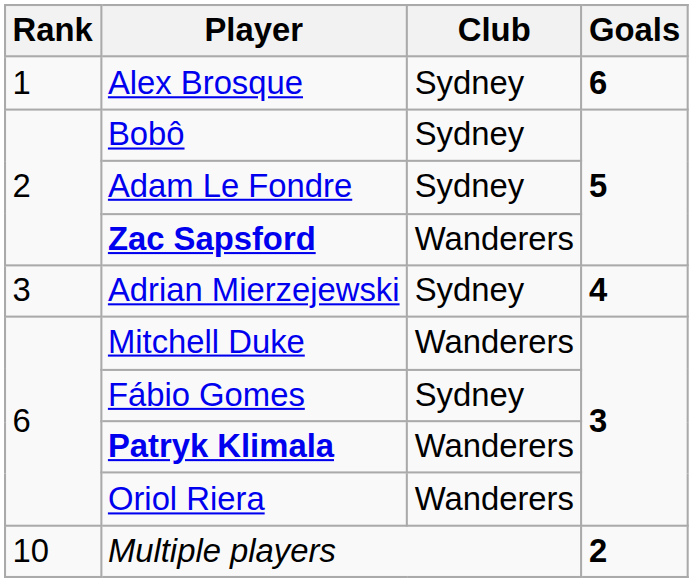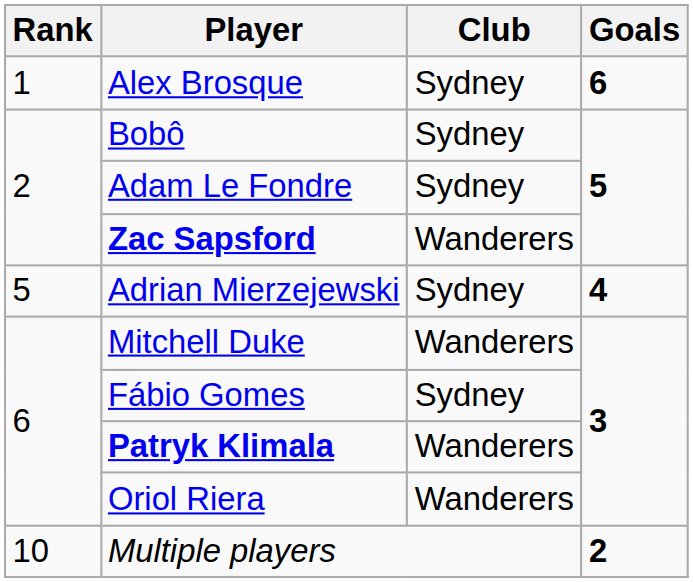(22, 290) 3 -> (22, 290) 5
